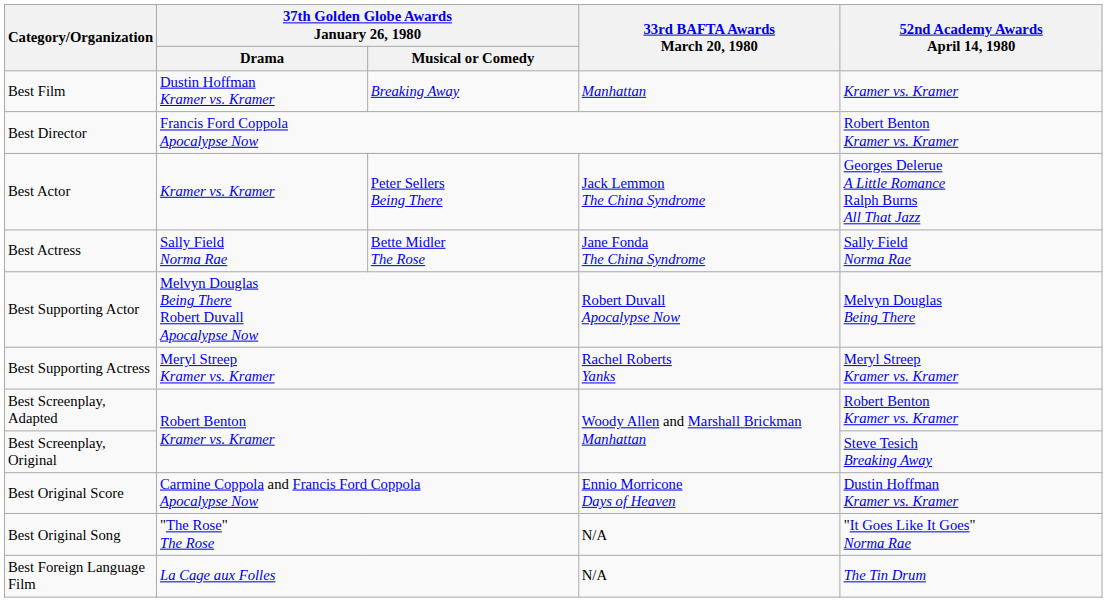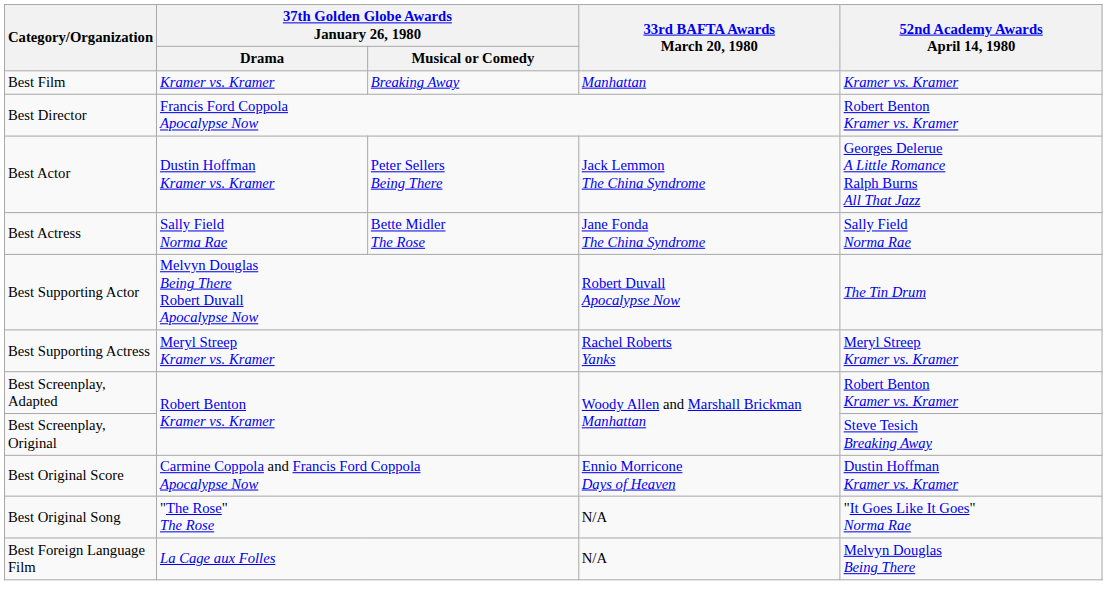(217, 91) Dustin Hoffman Kramer vs. Kramer -> (217, 82) Kramer vs. Kramer
(217, 191) Kramer vs. Kramer -> (217, 174) Dustin Hoffman Kramer vs. Kramer
(893, 309) Melvyn Douglas Being There -> (885, 292) The Tin Drum
(885, 576) The Tin Drum -> (893, 559) Melvyn Douglas Being There
